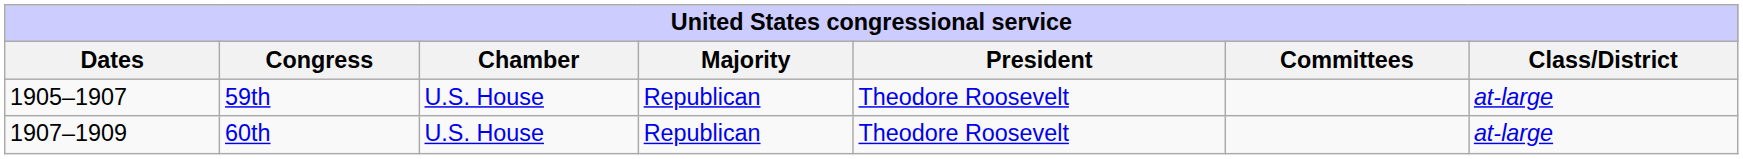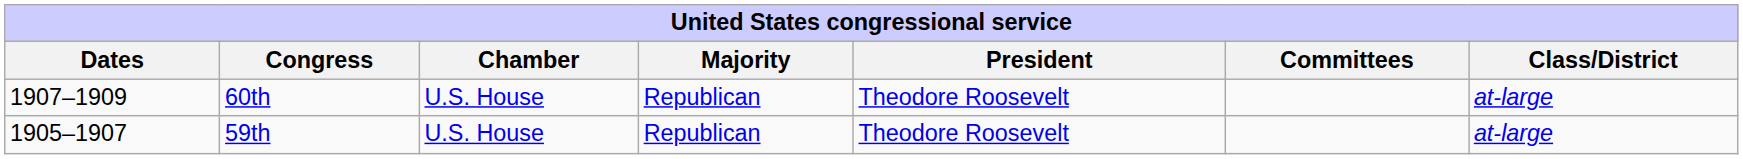rows swapped: (248, 97) <-> (248, 134)
